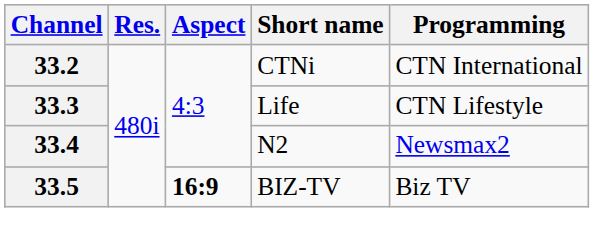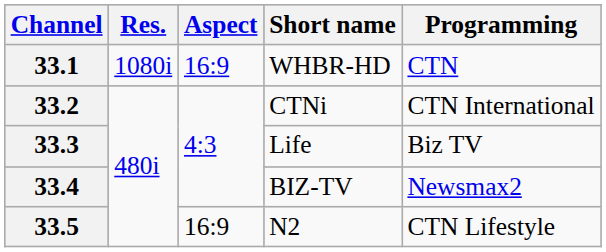+ row: (57, 65)
(469, 105) CTN Lifestyle -> (445, 145) Biz TV
(273, 145) N2 -> (311, 186) BIZ-TV
(195, 186) bold -> (207, 226) normal
(299, 186) BIZ-TV -> (285, 226) N2
(433, 186) Biz TV -> (481, 226) CTN Lifestyle
